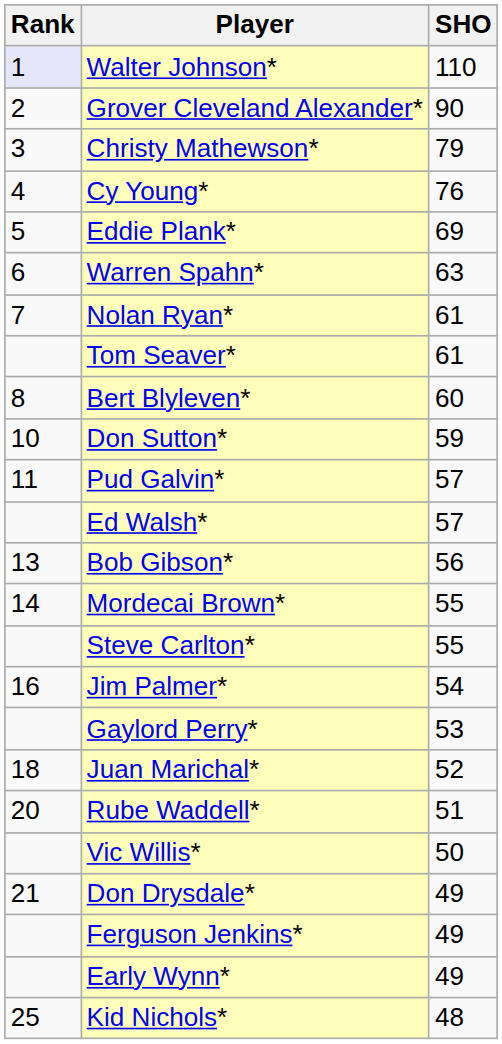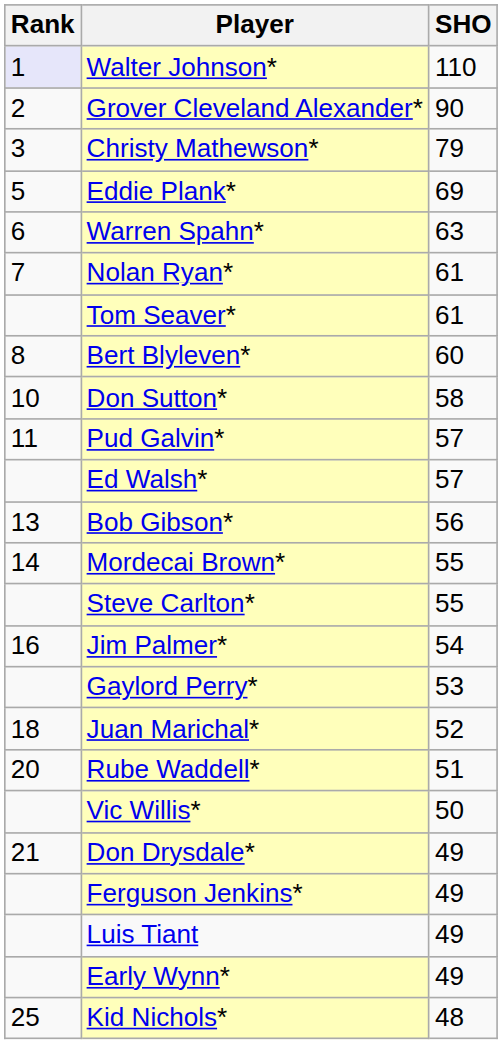- row: (148, 190)
(449, 438) 59 -> (449, 397) 58
+ row: (142, 935)
